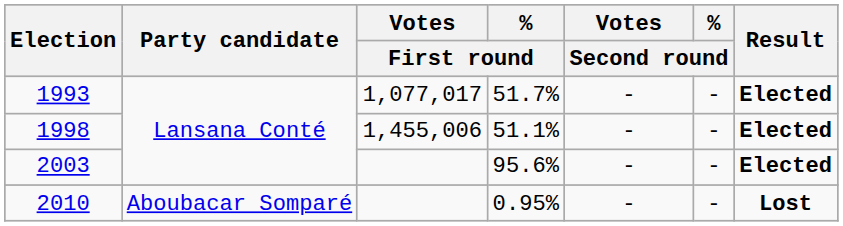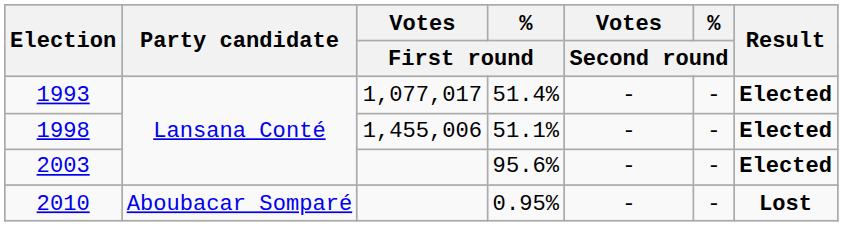(526, 95) 51.7% -> (526, 95) 51.4%
